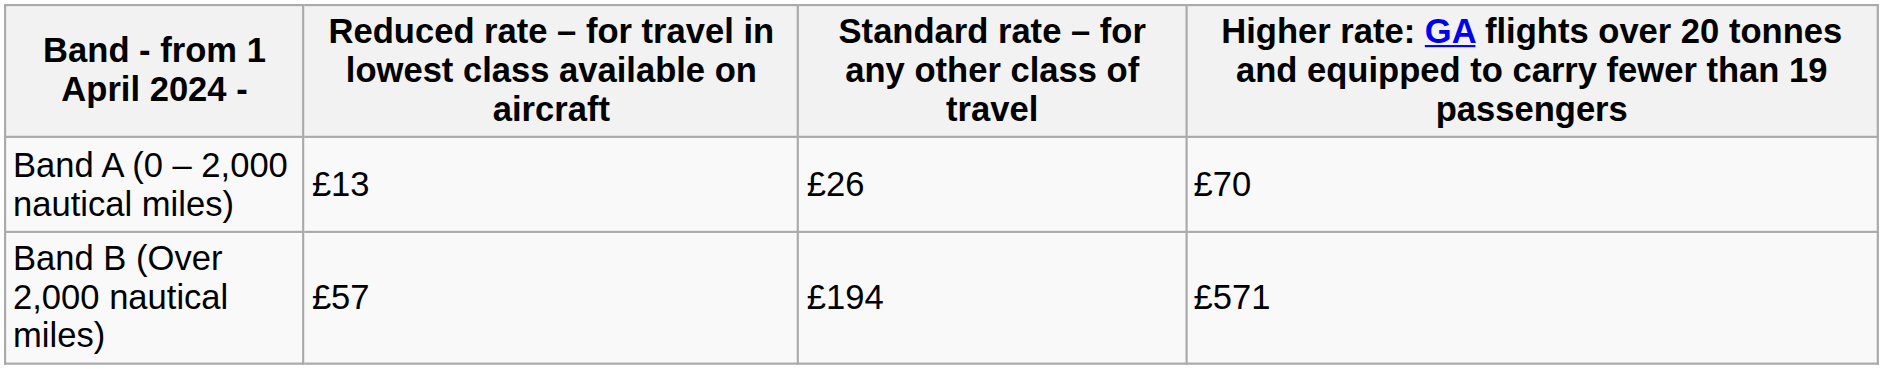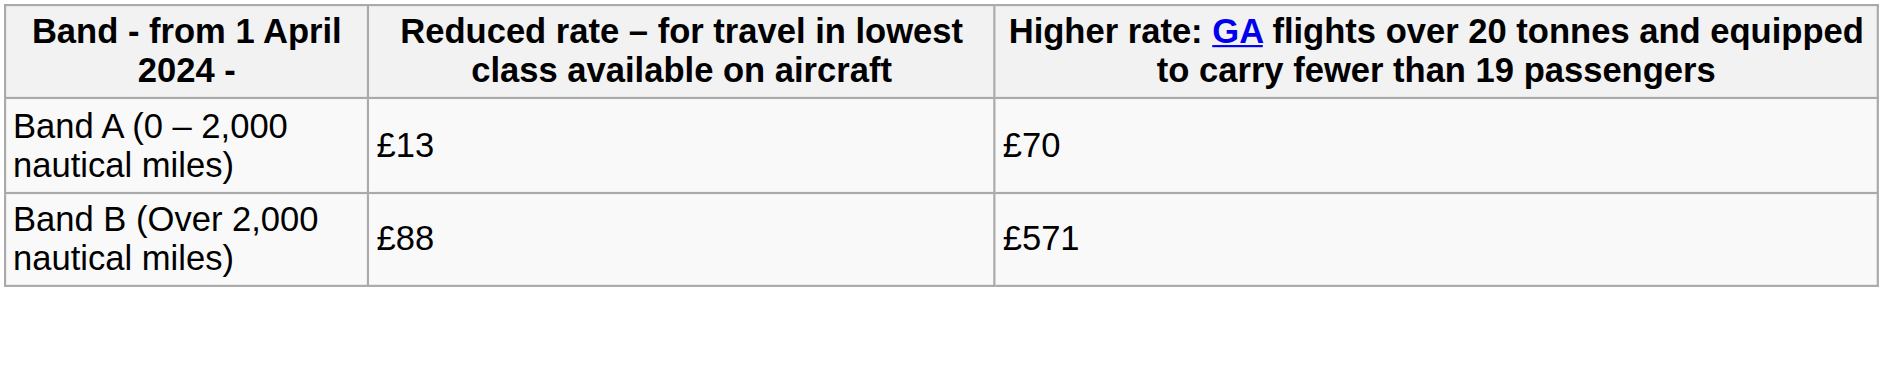- column: (992, 70)
(341, 297) £57 -> (405, 238) £88
